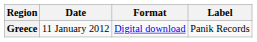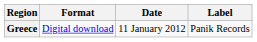columns swapped: (76, 12) <-> (150, 12)
